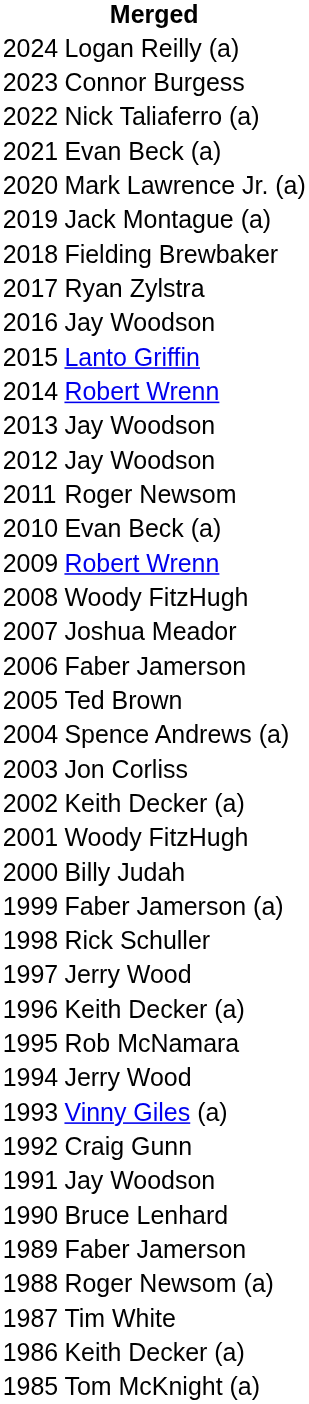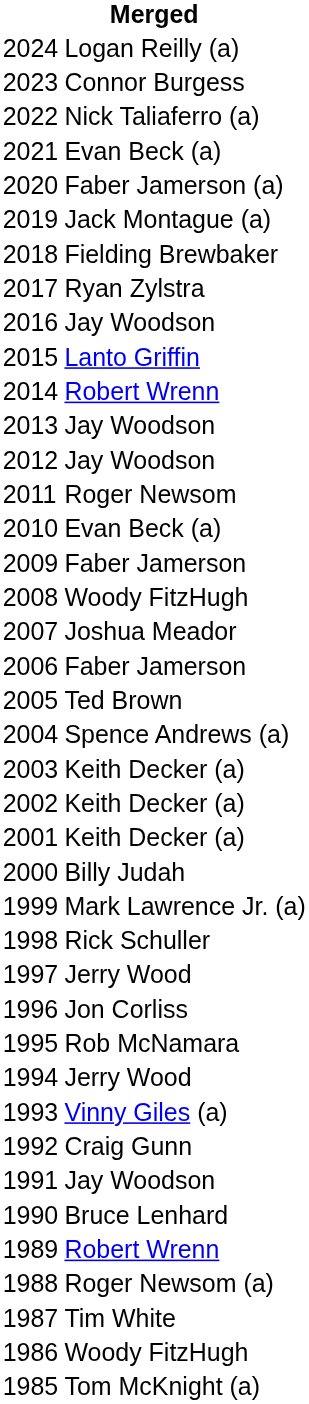(185, 186) Mark Lawrence Jr. (a) -> (174, 186) Faber Jamerson (a)
(142, 563) Robert Wrenn -> (155, 563) Faber Jamerson
(126, 769) Jon Corliss -> (155, 769) Keith Decker (a)
(156, 838) Woody FitzHugh -> (155, 838) Keith Decker (a)
(174, 906) Faber Jamerson (a) -> (185, 906) Mark Lawrence Jr. (a)
(155, 1009) Keith Decker (a) -> (126, 1009) Jon Corliss
(155, 1249) Faber Jamerson -> (142, 1249) Robert Wrenn
(155, 1352) Keith Decker (a) -> (156, 1352) Woody FitzHugh
